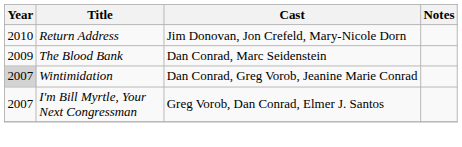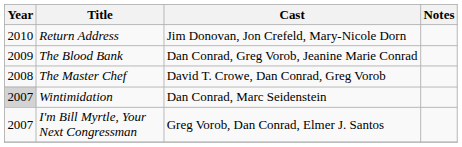(247, 55) Dan Conrad, Marc Seidenstein -> (292, 55) Dan Conrad, Greg Vorob, Jeanine Marie Conrad
+ row: (83, 76)
(292, 76) Dan Conrad, Greg Vorob, Jeanine Marie Conrad -> (247, 96) Dan Conrad, Marc Seidenstein
